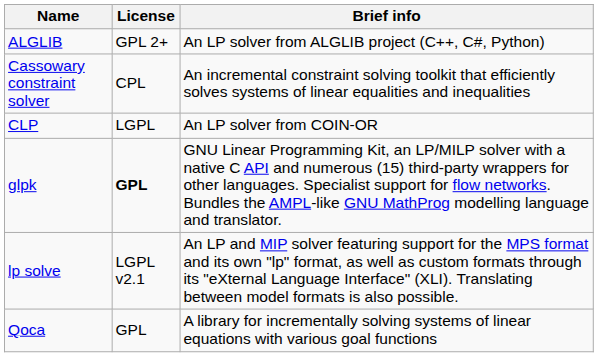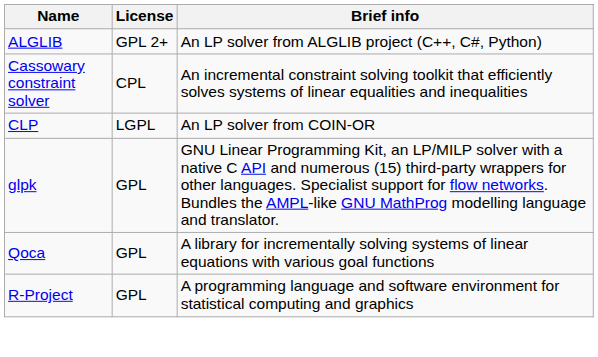(131, 185) bold -> (131, 185) normal
- row: (34, 270)
+ row: (40, 295)
